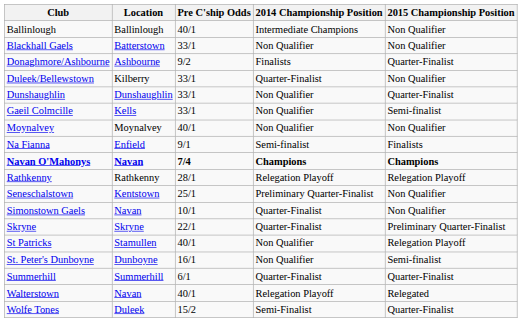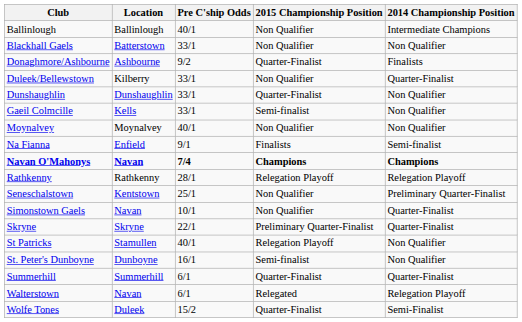columns swapped: (319, 12) <-> (451, 12)
(187, 293) 40/1 -> (184, 293) 6/1
